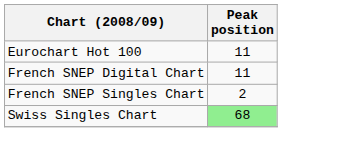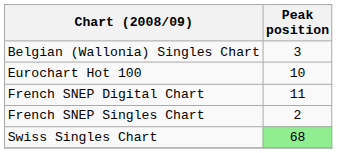+ row: (134, 52)
(242, 52) 11 -> (298, 73) 10
